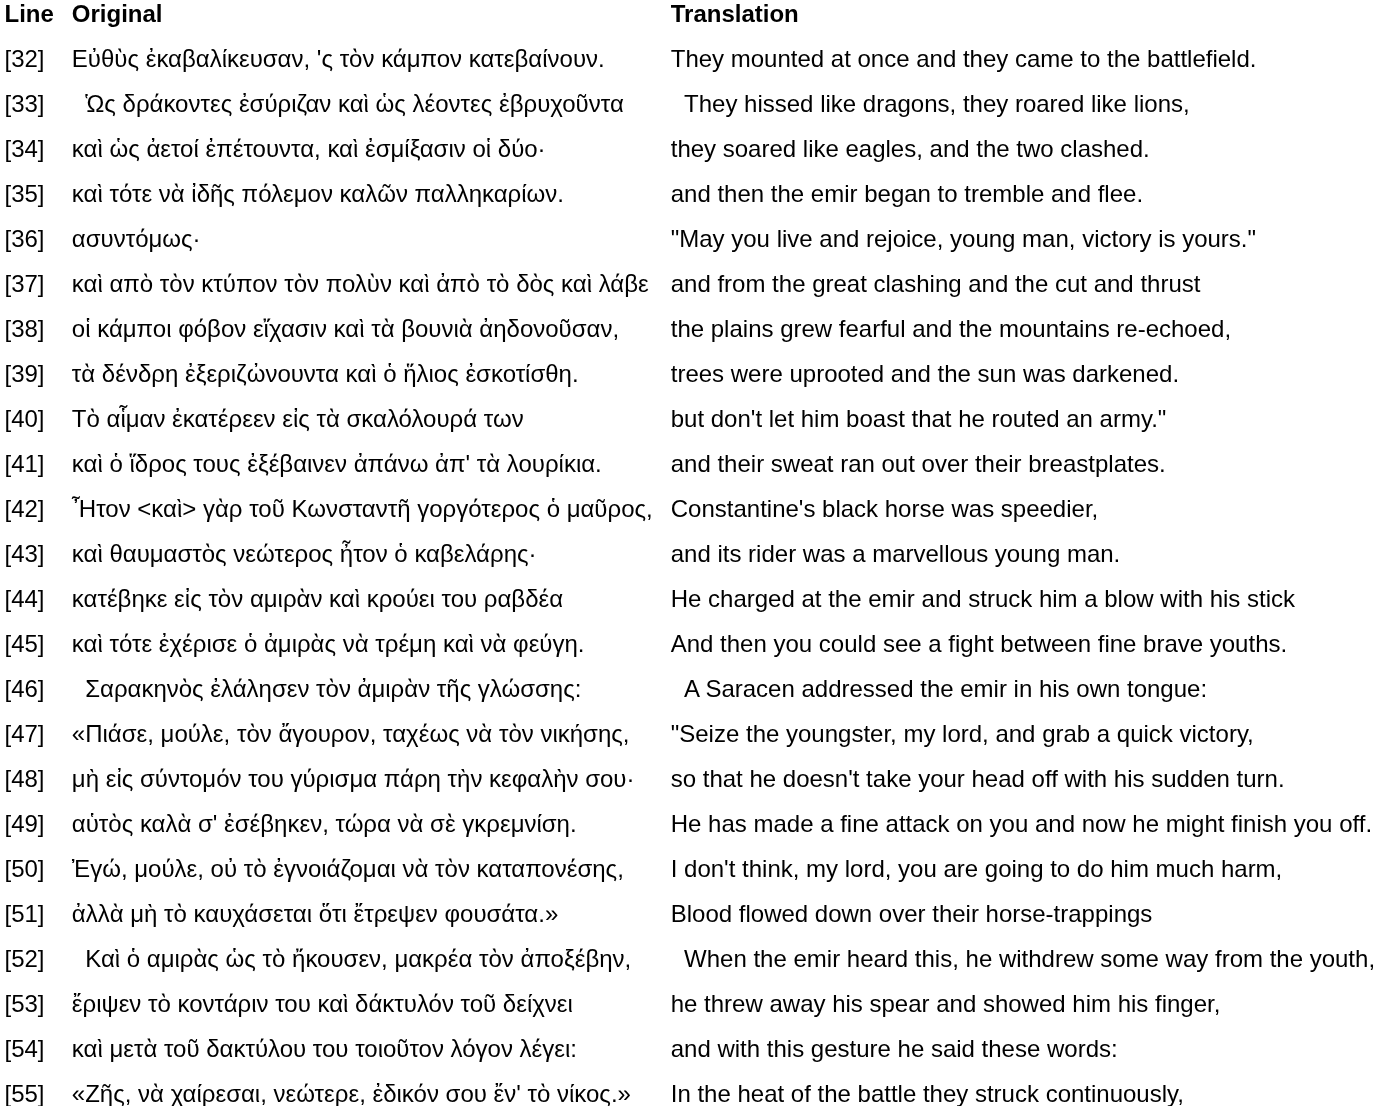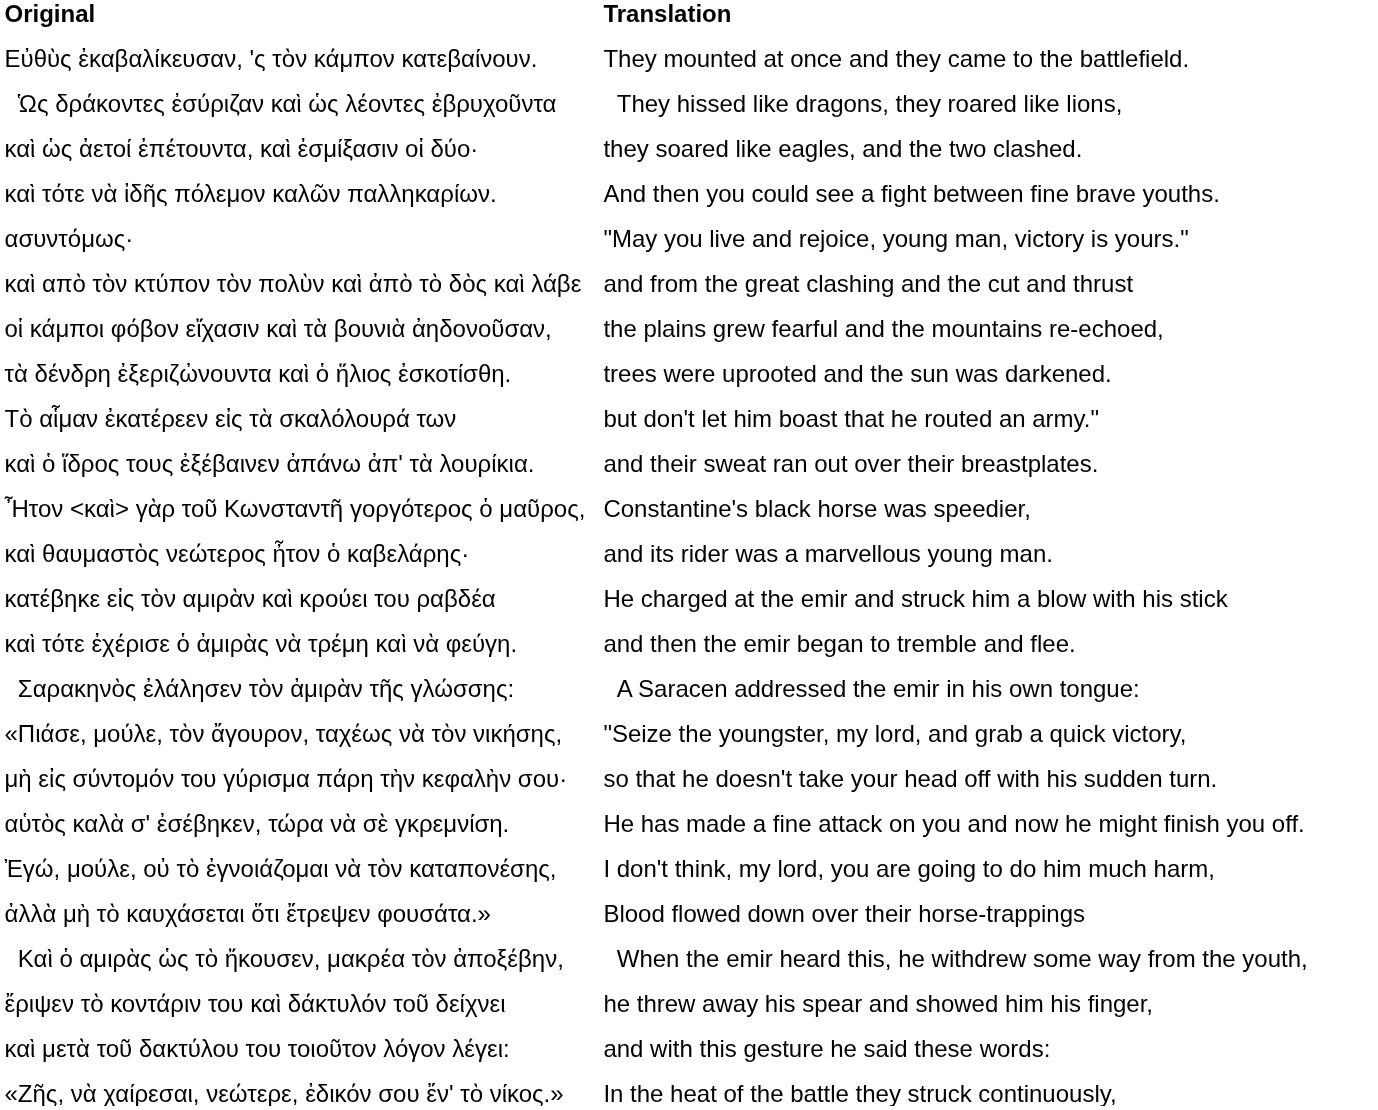- column: (29, 13)
(907, 193) and then the emir began to tremble and flee. -> (912, 193) And then you could see a fight between fine brave youths.
(979, 643) And then you could see a fight between fine brave youths. -> (840, 643) and then the emir began to tremble and flee.
